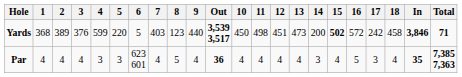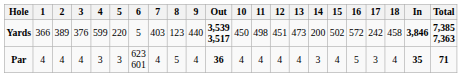(43, 33) 368 -> (43, 33) 366
(337, 33) bold -> (337, 33) normal
(444, 33) 71 -> (444, 33) 7,385 7,363
(444, 59) 7,385 7,363 -> (444, 59) 71
